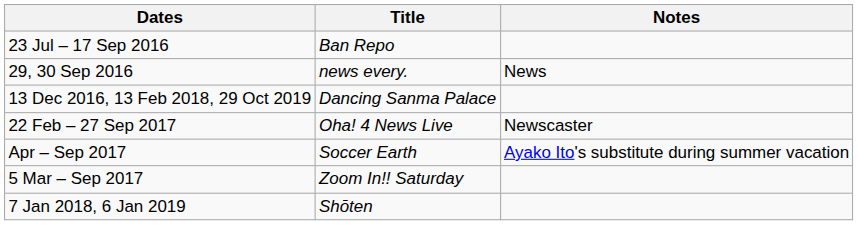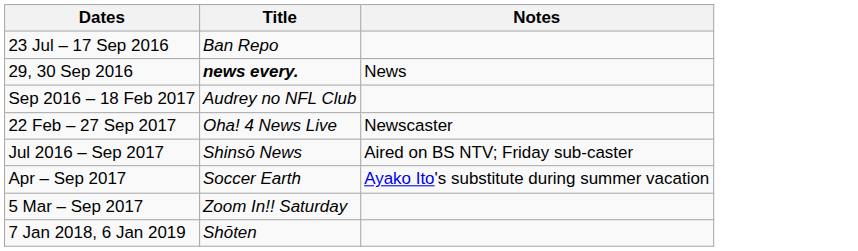(364, 71) normal -> (251, 71) bold
- row: (160, 98)
+ row: (102, 98)
+ row: (86, 152)
